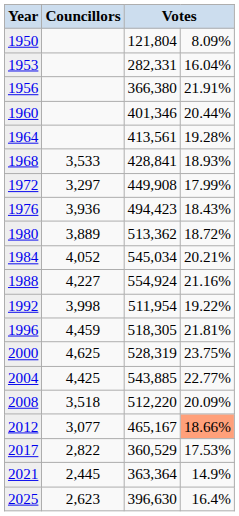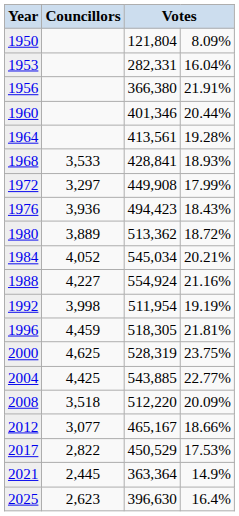(207, 305) 19.22% -> (207, 305) 19.19%
(207, 426) lightsalmon background -> (207, 426) no background
(152, 450) 360,529 -> (152, 450) 450,529
